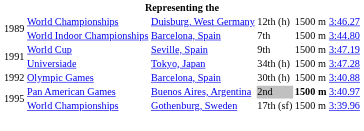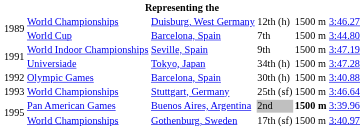(88, 36) World Indoor Championships -> (49, 36) World Cup
(49, 50) World Cup -> (88, 50) World Indoor Championships
+ row: (275, 92)
(344, 92) 3:40.97 -> (344, 106) 3:39.96
(344, 106) 3:39.96 -> (344, 120) 3:40.97
